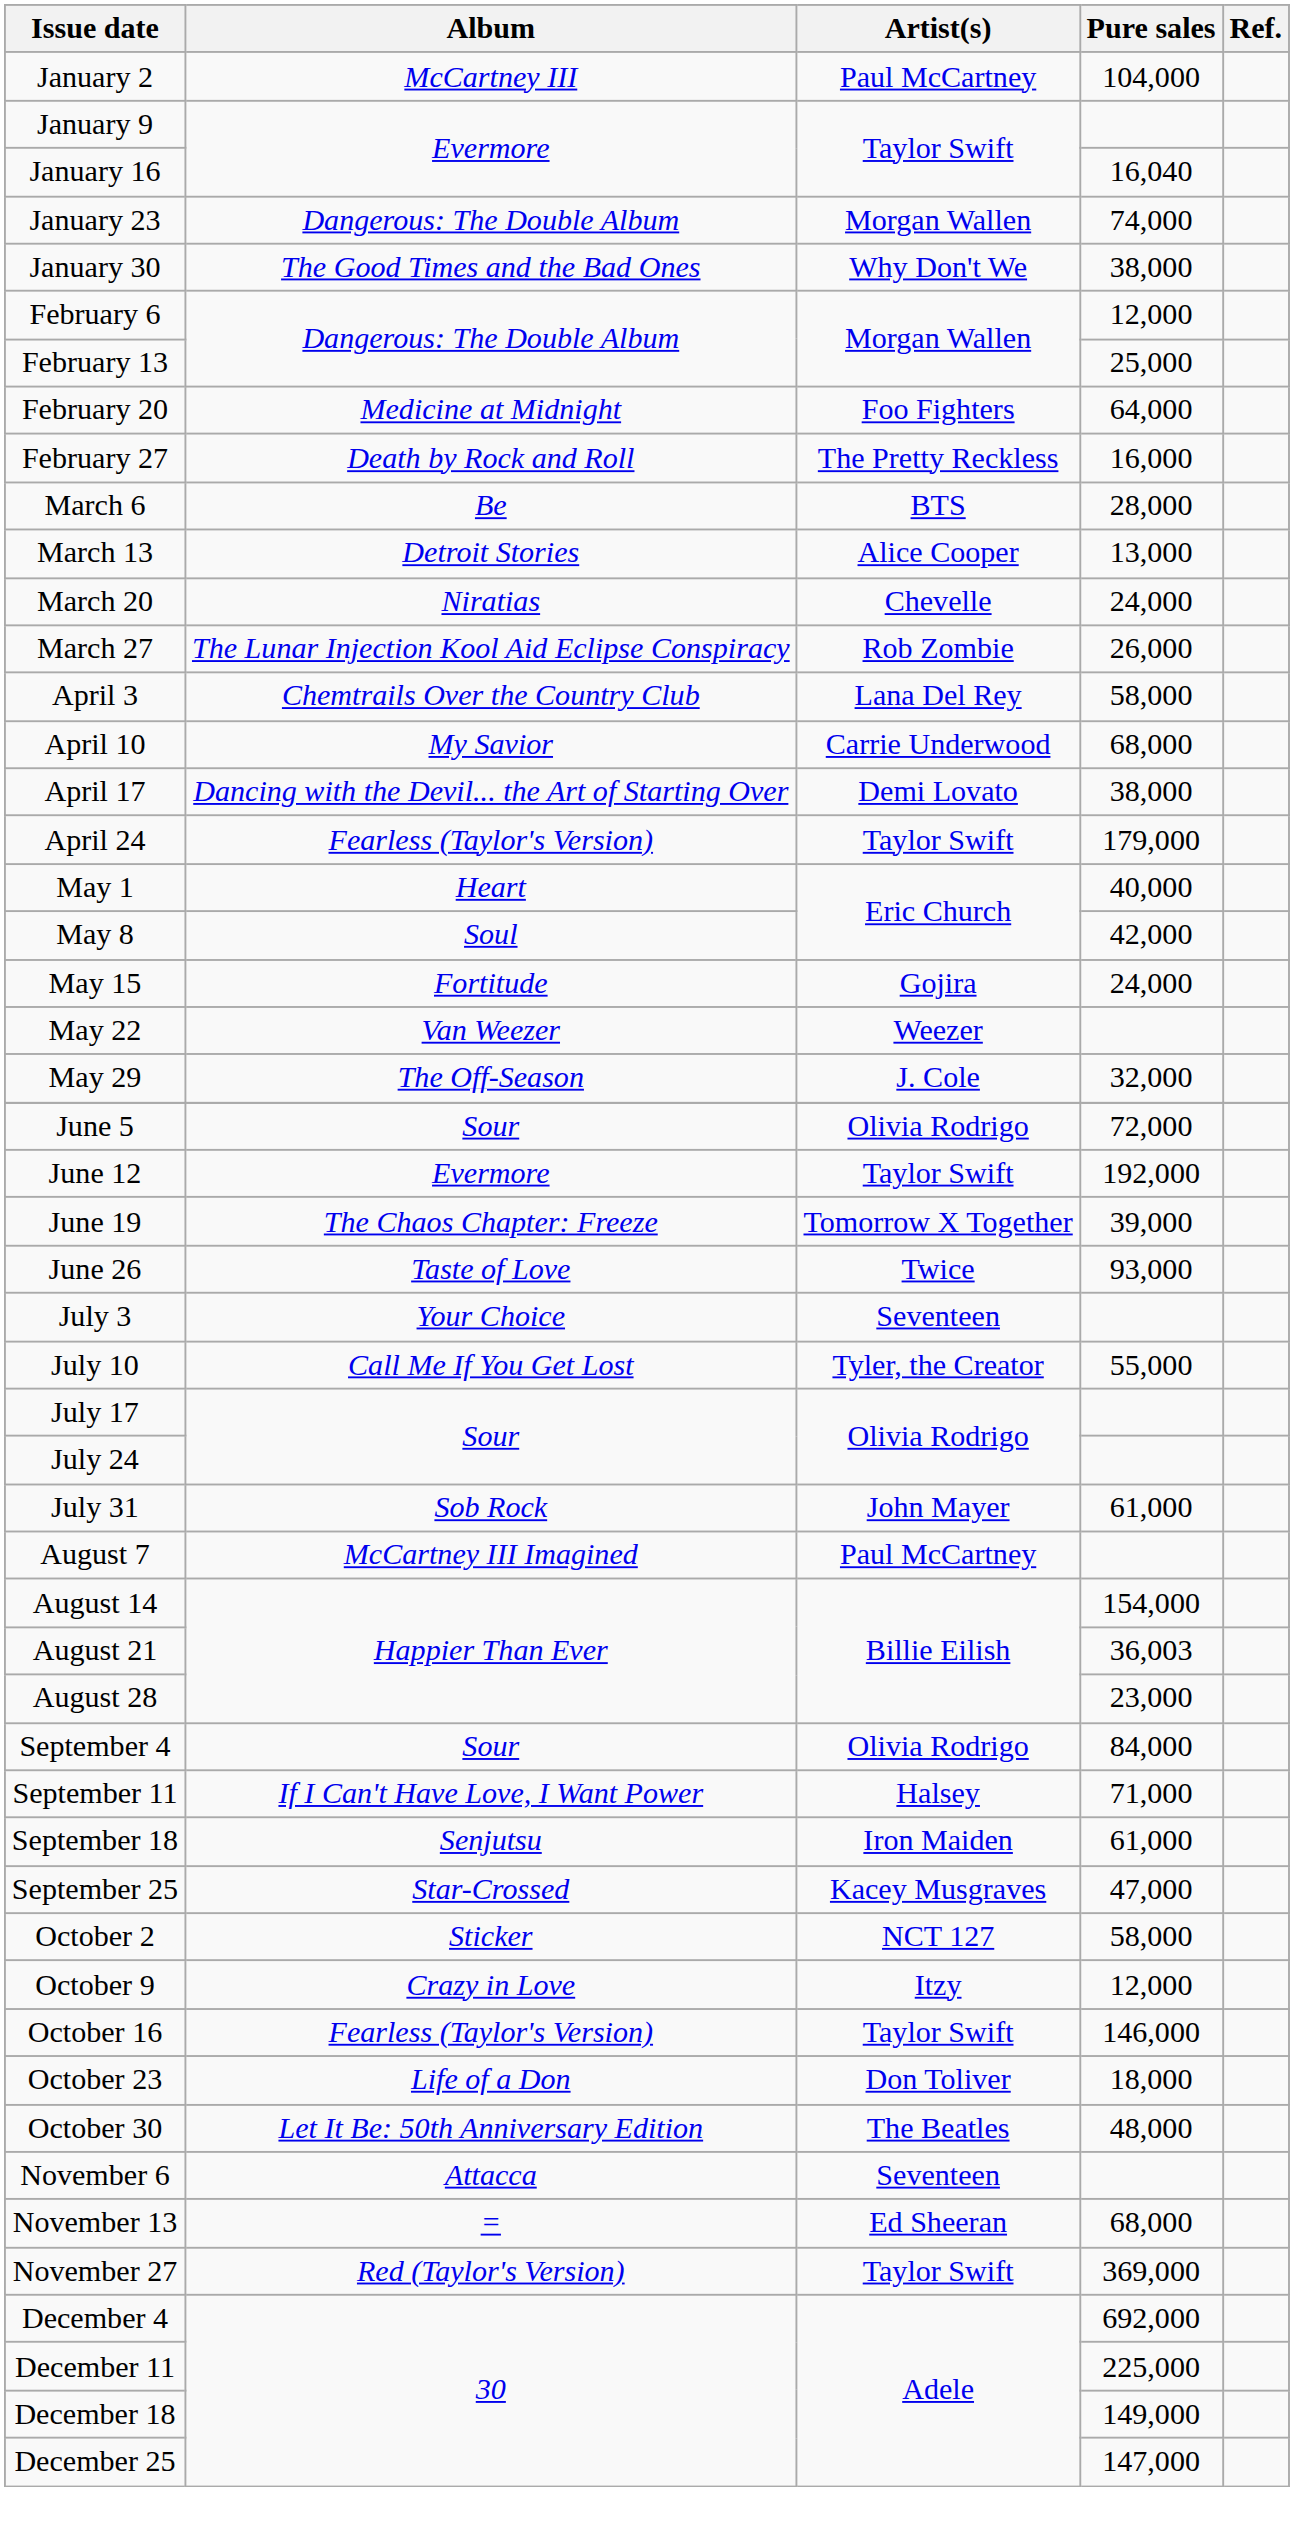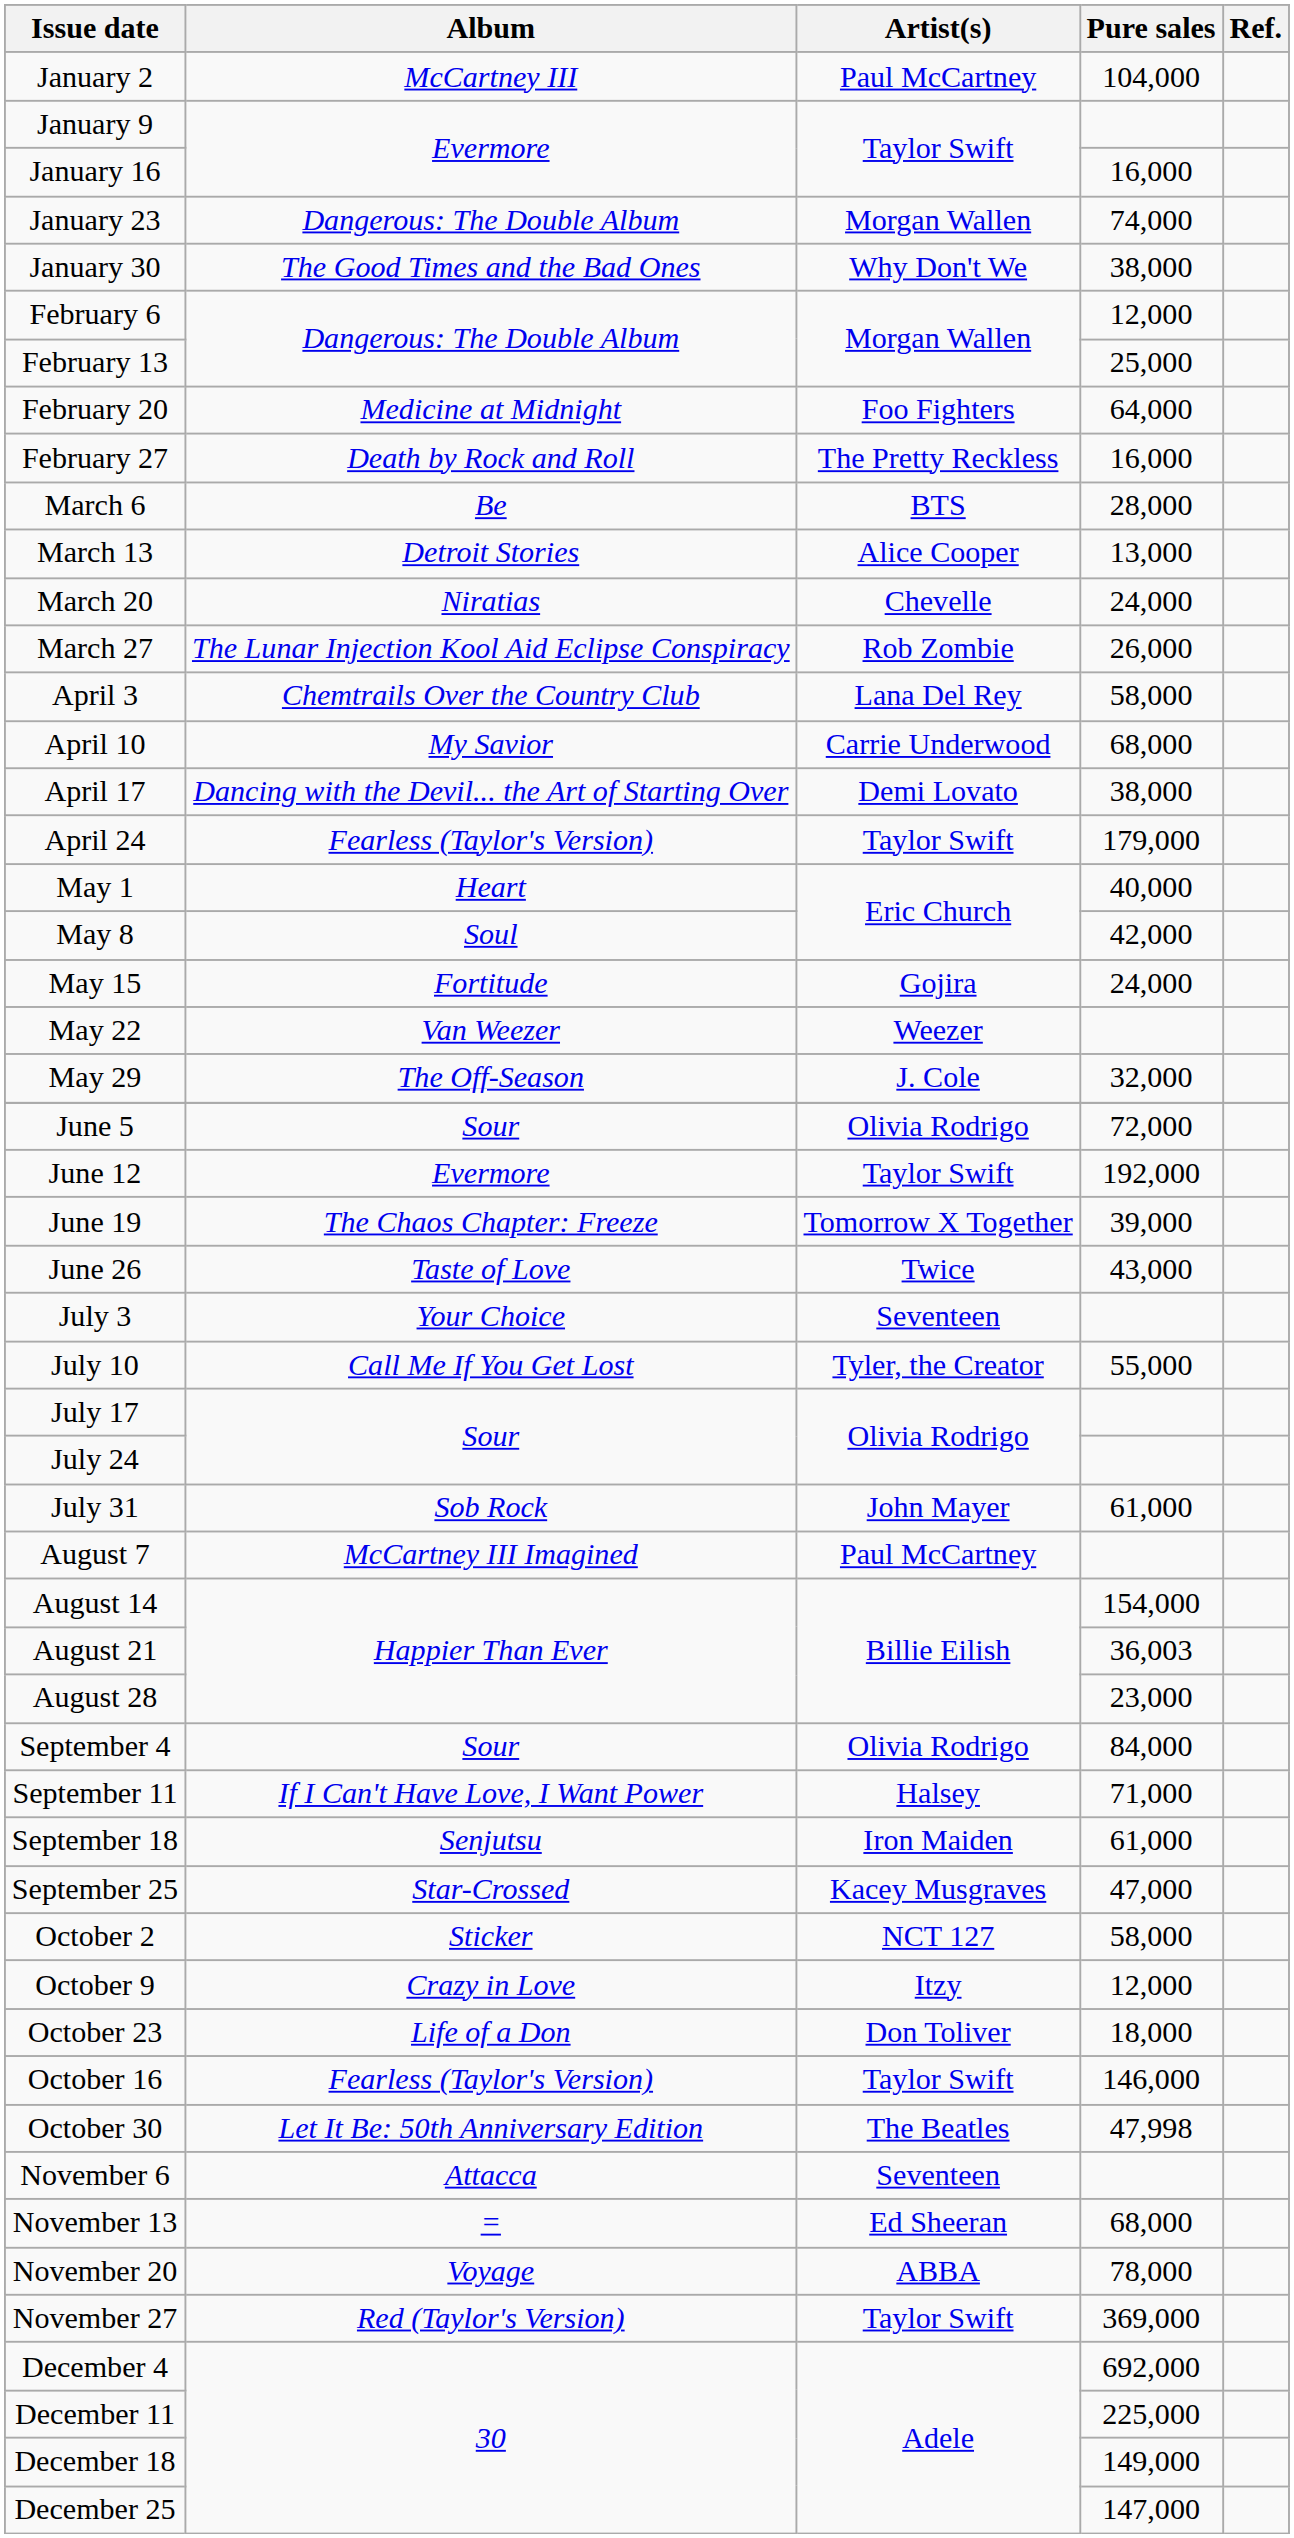(1151, 171) 16,040 -> (1151, 171) 16,000
(1151, 1268) 93,000 -> (1151, 1268) 43,000
rows swapped: (95, 2031) <-> (95, 2079)
(1151, 2127) 48,000 -> (1151, 2127) 47,998
+ row: (95, 2270)
